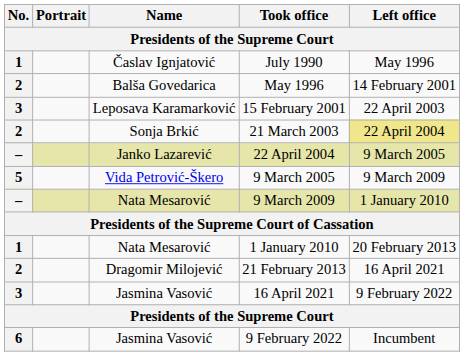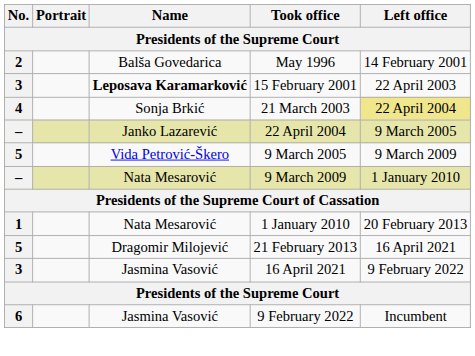- row: (294, 62)
(164, 108) normal -> (170, 85) bold
(19, 131) 2 -> (19, 108) 4
(19, 270) 2 -> (19, 246) 5
